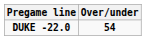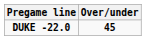(110, 28) 54 -> (110, 28) 45
